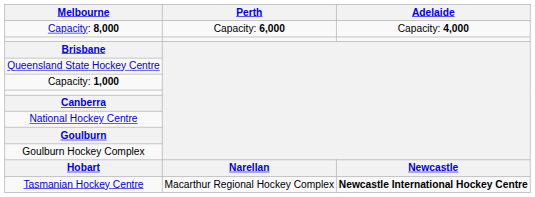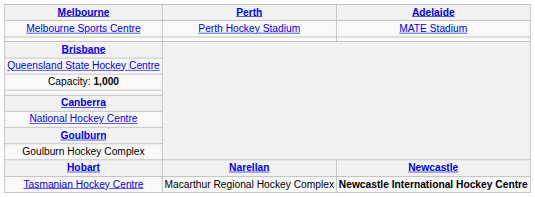+ row: (83, 28)
- row: (83, 28)
